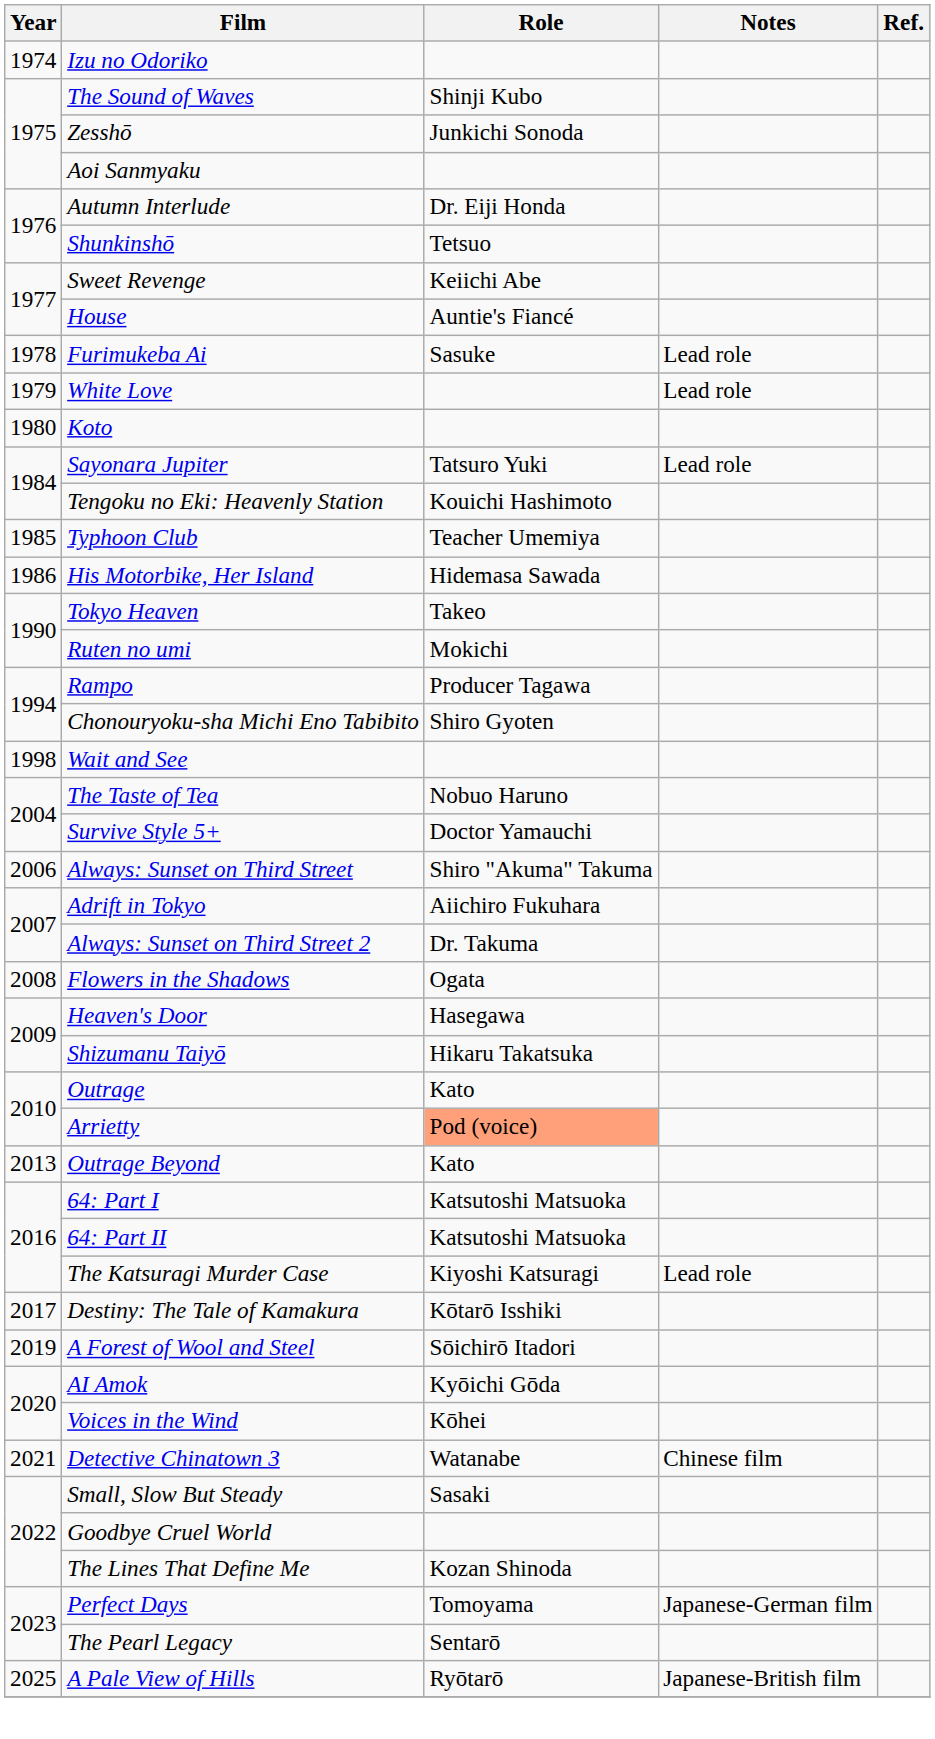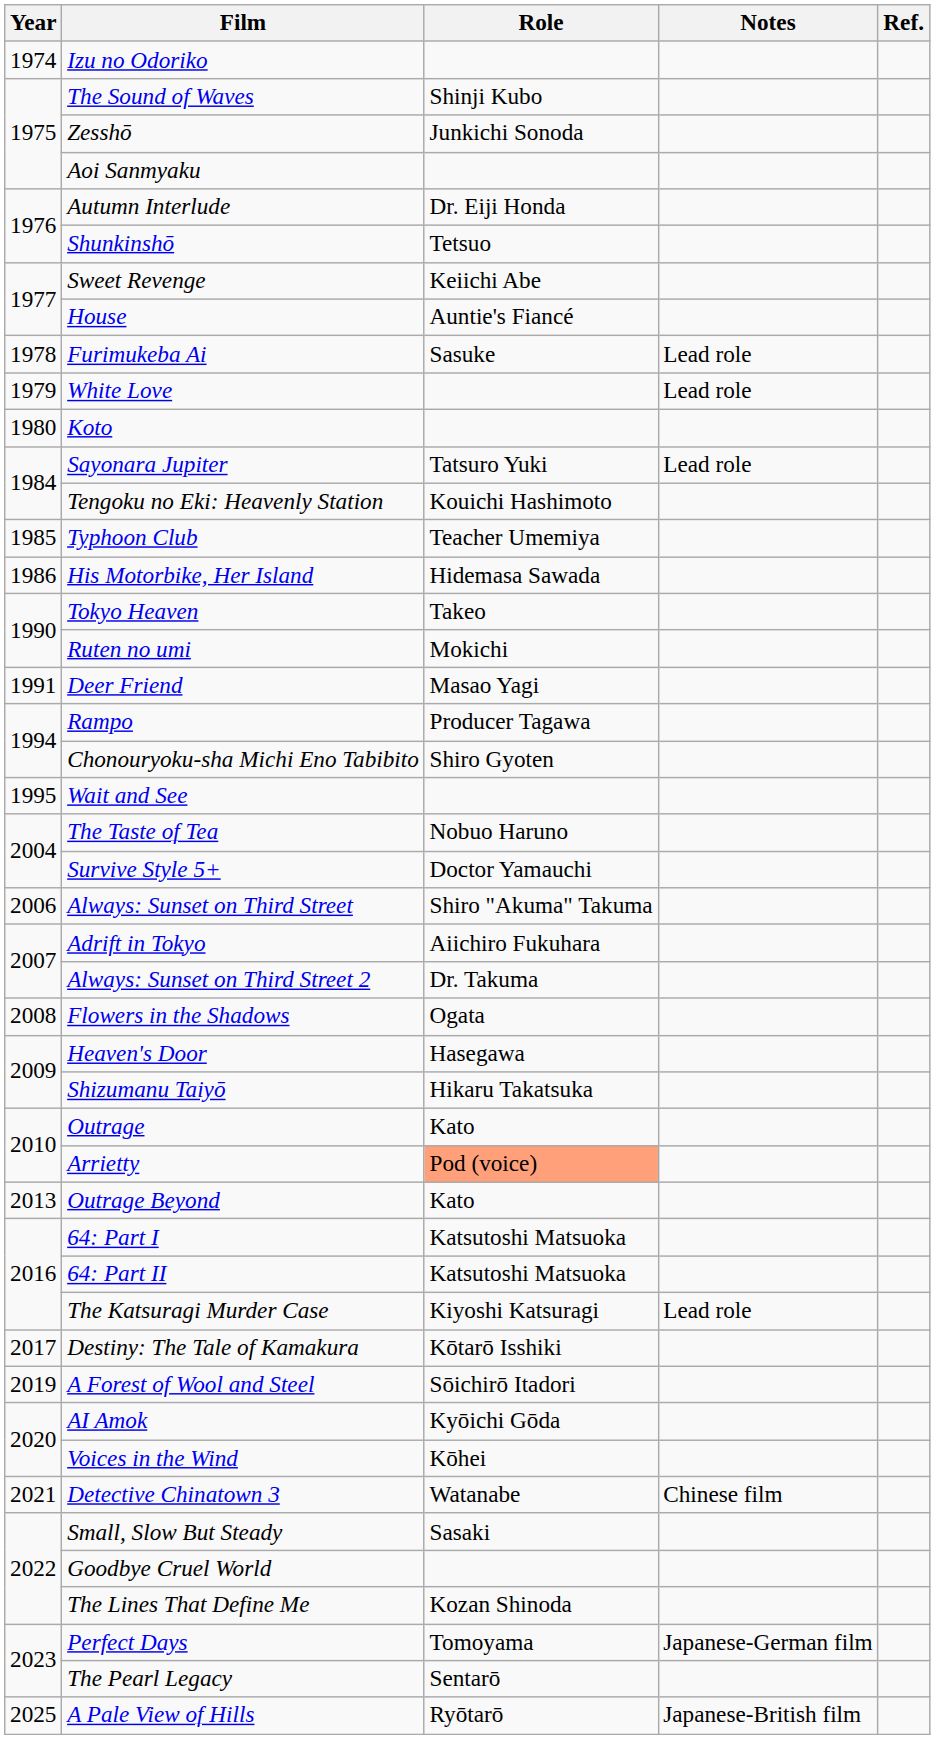+ row: (125, 685)
(33, 758) 1998 -> (33, 795) 1995
